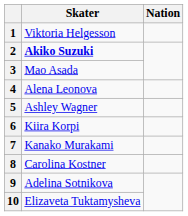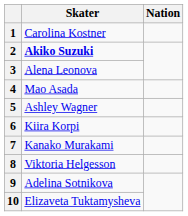(70, 32) Viktoria Helgesson -> (65, 32) Carolina Kostner
(51, 70) Mao Asada -> (61, 70) Alena Leonova
(61, 88) Alena Leonova -> (51, 88) Mao Asada
(65, 164) Carolina Kostner -> (70, 164) Viktoria Helgesson
